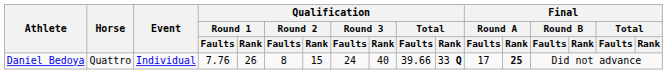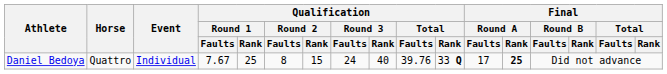(218, 61) 7.76 -> (218, 61) 7.67
(251, 61) 26 -> (251, 61) 25
(416, 61) 39.66 -> (416, 61) 39.76
